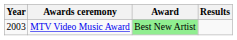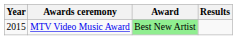(16, 27) 2003 -> (16, 27) 2015
